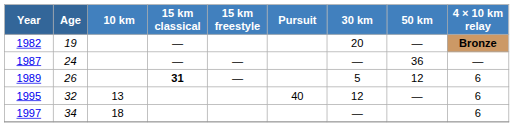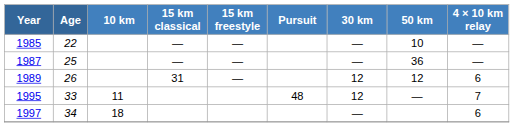- row: (29, 43)
+ row: (29, 43)
(70, 61) 24 -> (70, 61) 25
(178, 78) bold -> (178, 78) normal
(357, 78) 5 -> (357, 78) 12
(70, 96) 32 -> (70, 96) 33
(118, 96) 13 -> (118, 96) 11
(297, 96) 40 -> (297, 96) 48
(478, 96) 6 -> (478, 96) 7
